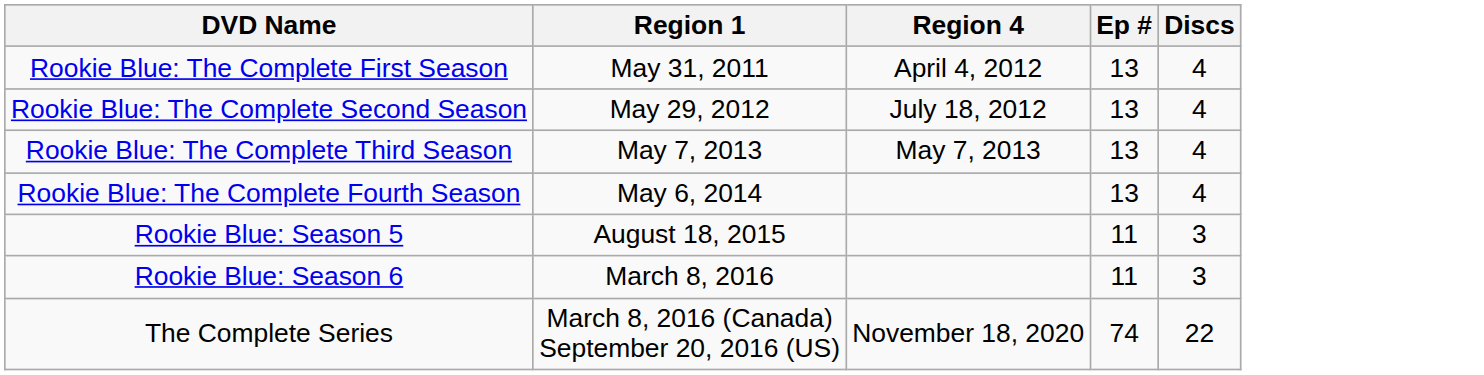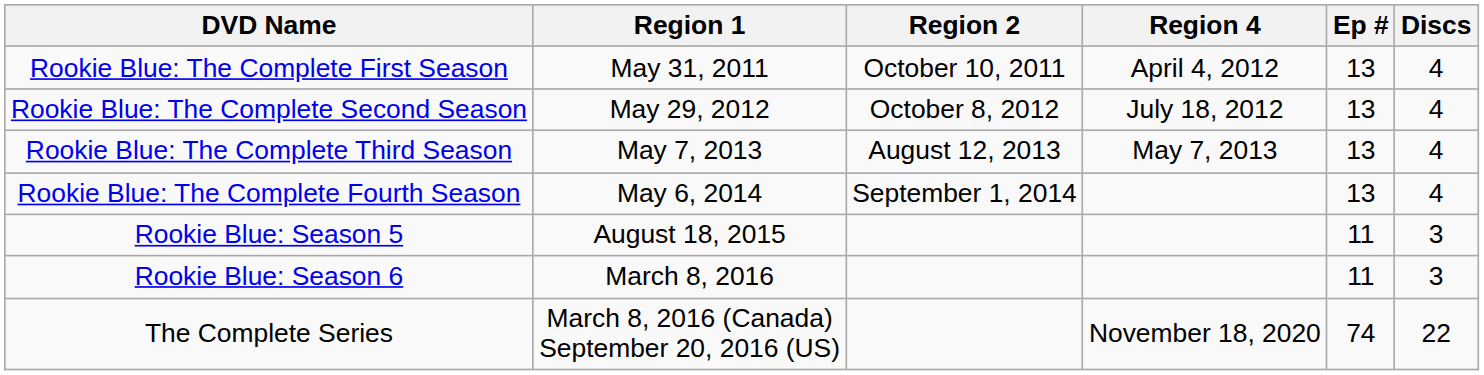+ column: (964, 25)
